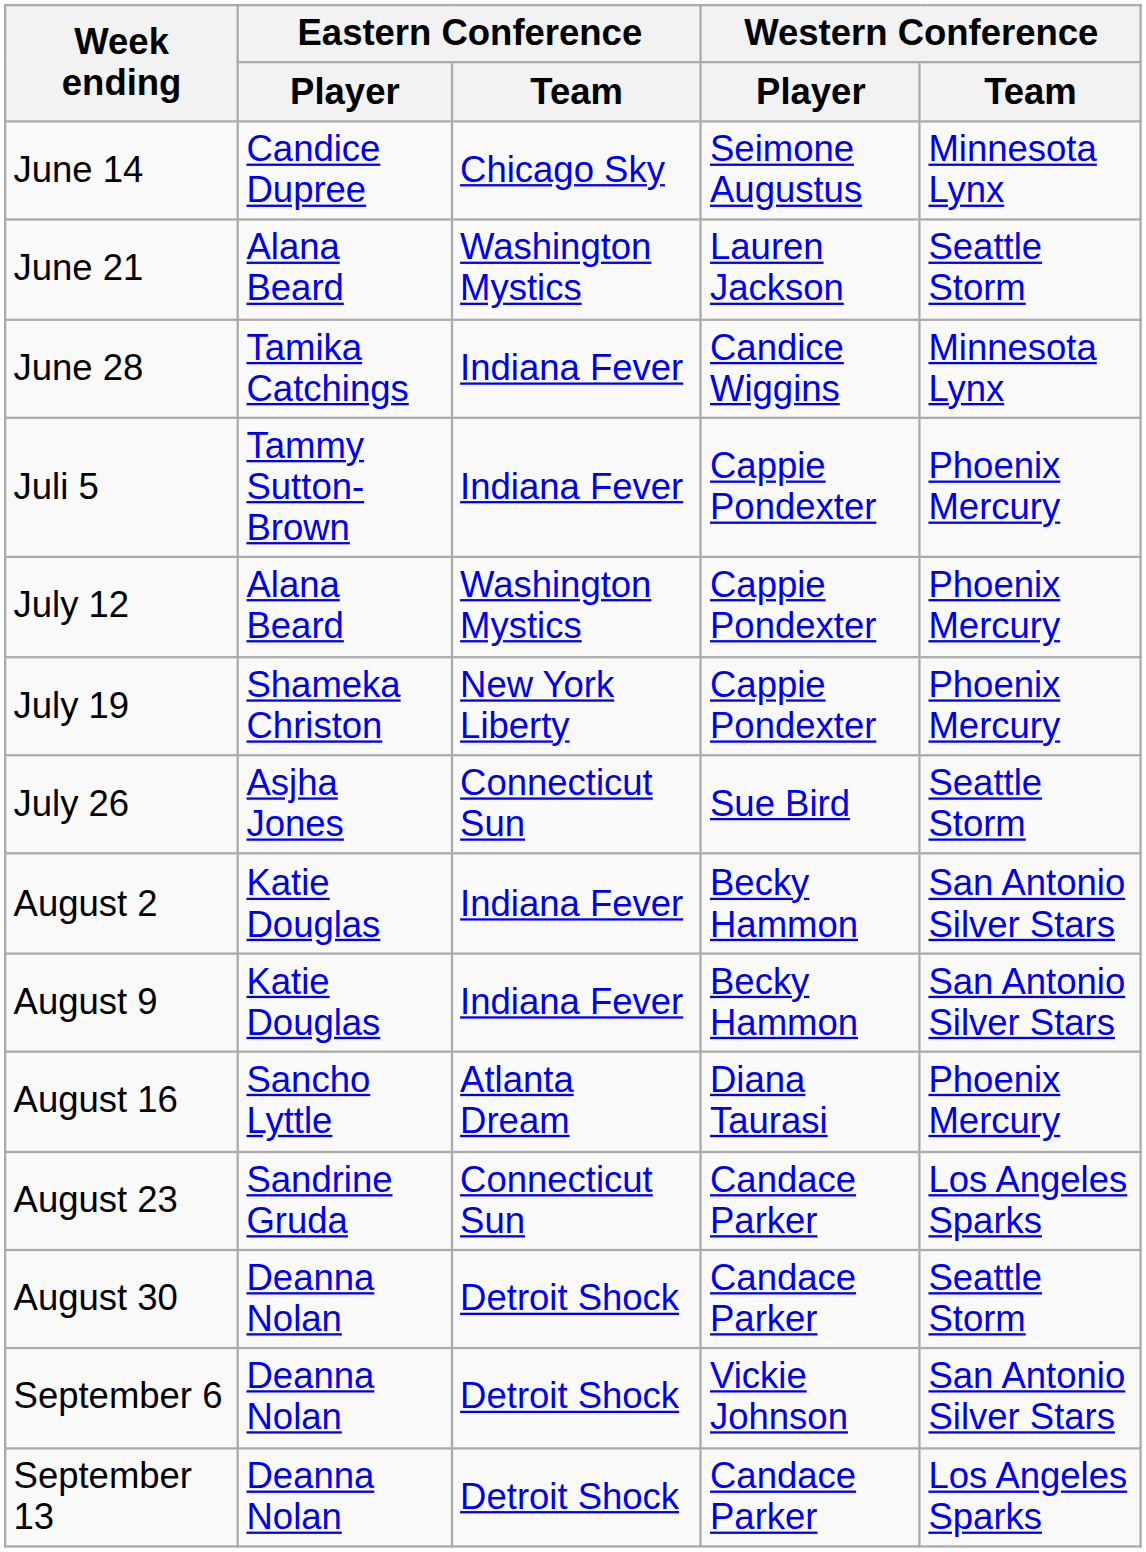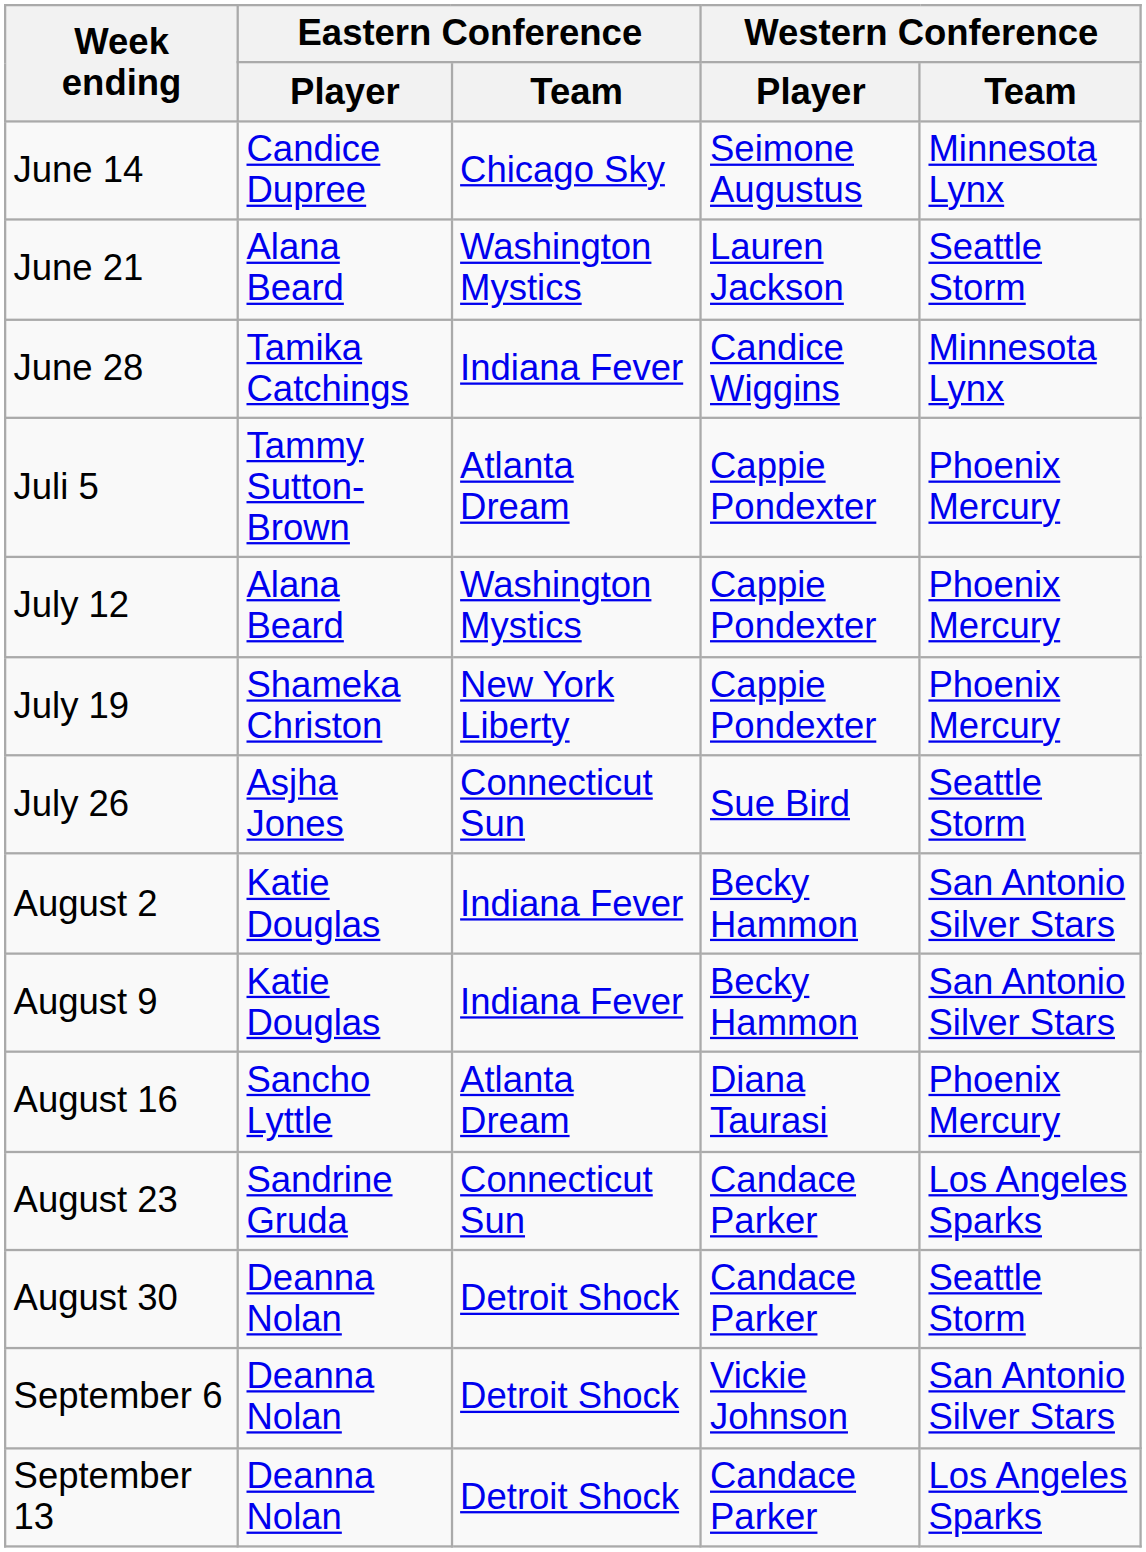(572, 486) Indiana Fever -> (517, 486) Atlanta Dream
